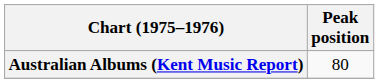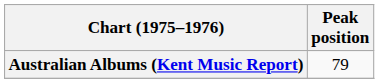(340, 64) 80 -> (340, 64) 79
